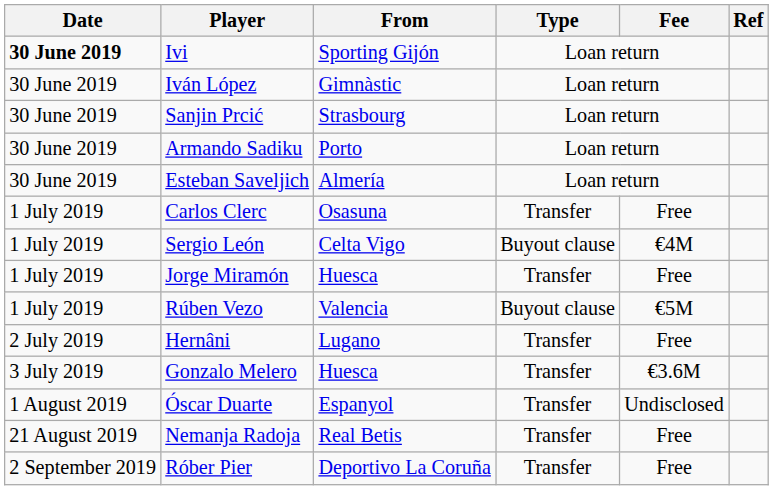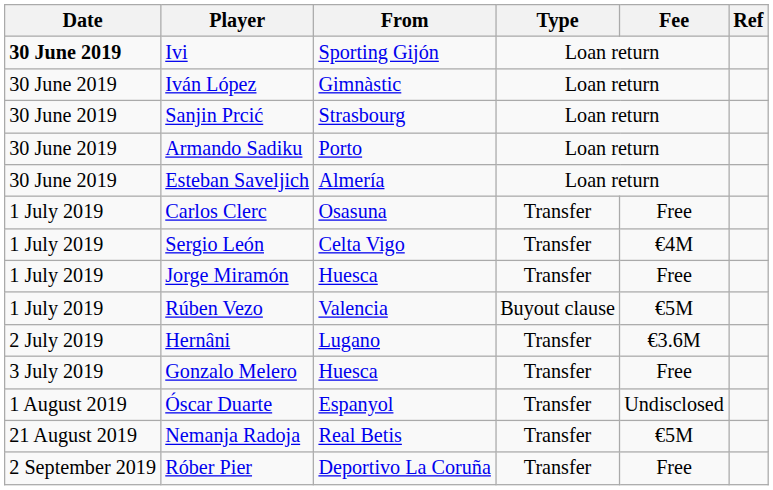(558, 244) Buyout clause -> (558, 244) Transfer
(674, 340) Free -> (674, 340) €3.6M
(674, 372) €3.6M -> (674, 372) Free
(674, 436) Free -> (674, 436) €5M
